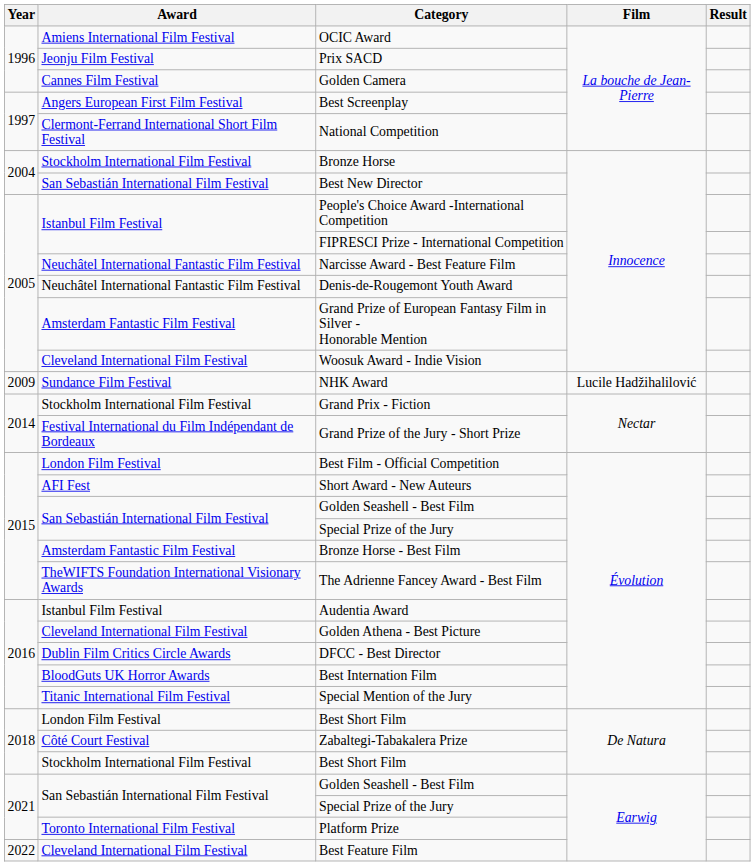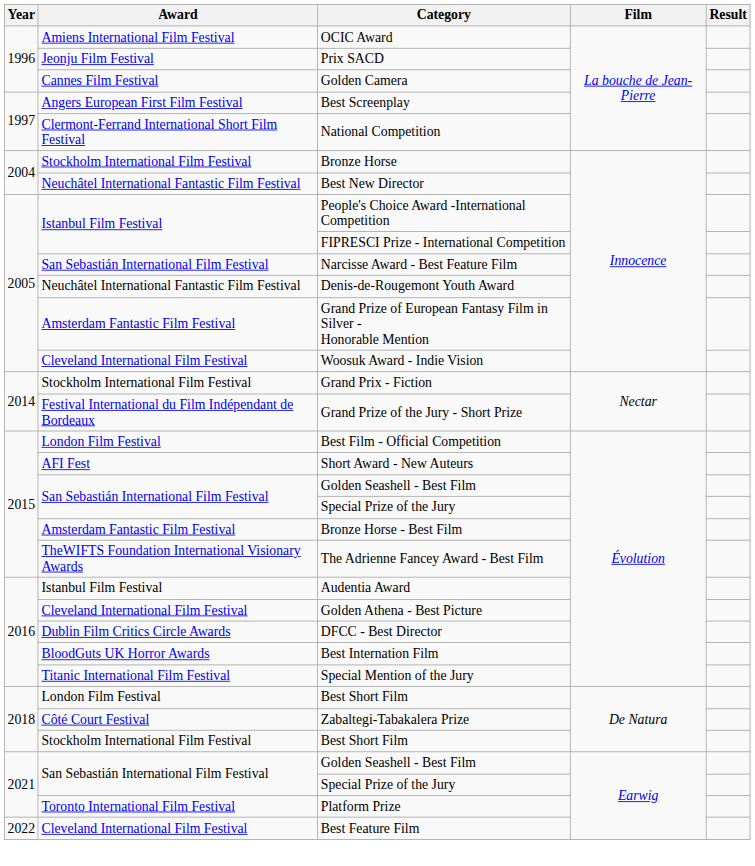(155, 183) San Sebastián International Film Festival -> (171, 183) Neuchâtel International Fantastic Film Festival
(171, 264) Neuchâtel International Fantastic Film Festival -> (155, 264) San Sebastián International Film Festival
- row: (21, 382)
